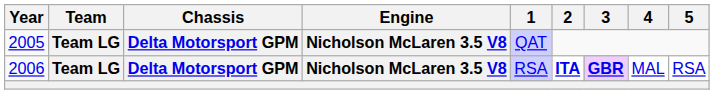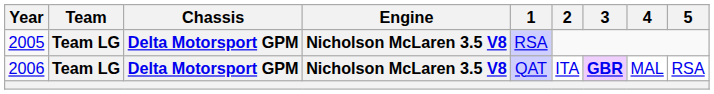(531, 42) QAT -> (531, 42) RSA
(531, 68) RSA -> (531, 68) QAT
(568, 68) bold -> (567, 68) normal
